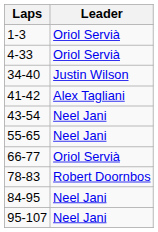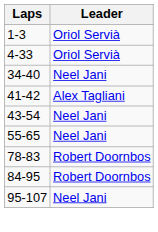(91, 75) Justin Wilson -> (80, 75) Neel Jani
- row: (24, 156)
(80, 197) Neel Jani -> (102, 177) Robert Doornbos
